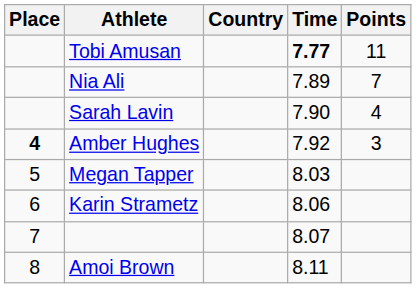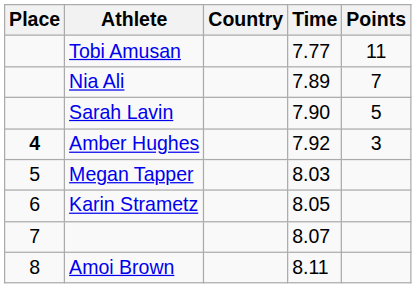(311, 50) bold -> (311, 50) normal
(376, 112) 4 -> (376, 112) 5
(311, 205) 8.06 -> (311, 205) 8.05
